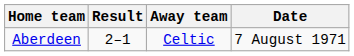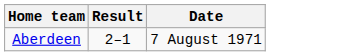- column: (189, 16)
